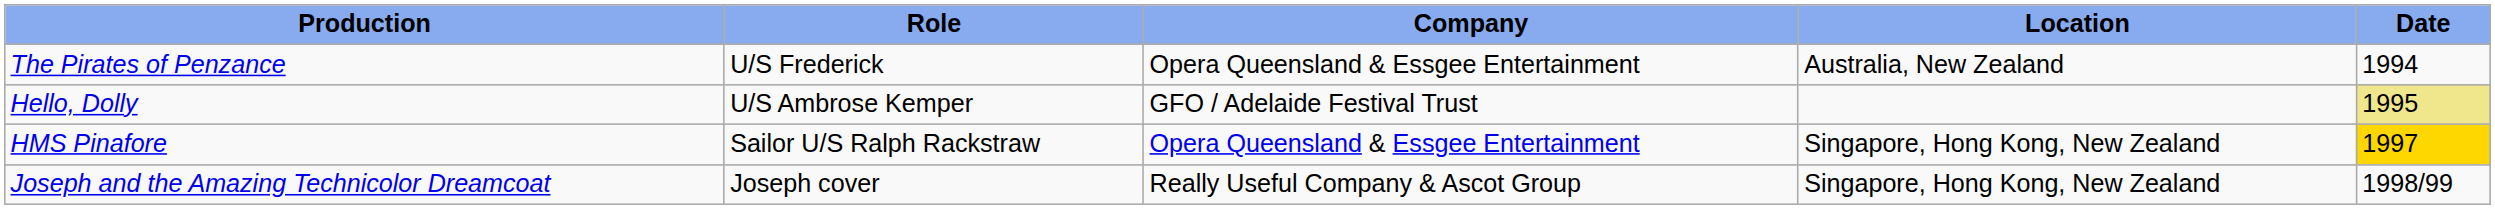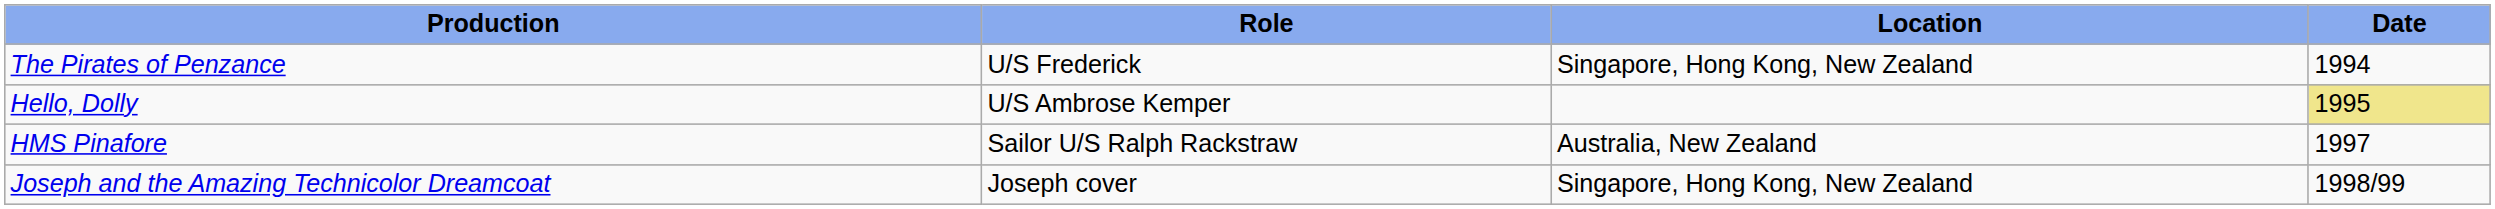- column: (1471, 24)
(1934, 64) Australia, New Zealand -> (1765, 64) Singapore, Hong Kong, New Zealand
(2012, 143) Singapore, Hong Kong, New Zealand -> (1687, 143) Australia, New Zealand
(2390, 143) gold background -> (2342, 143) no background
